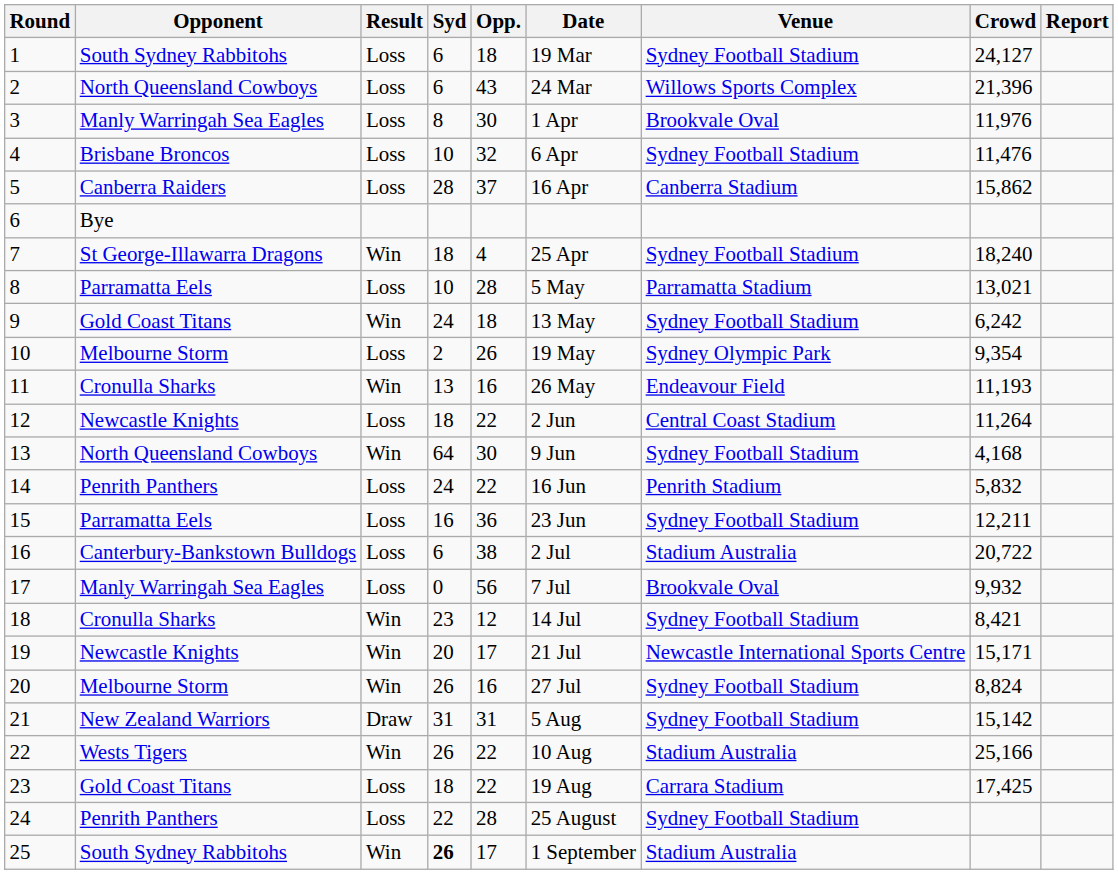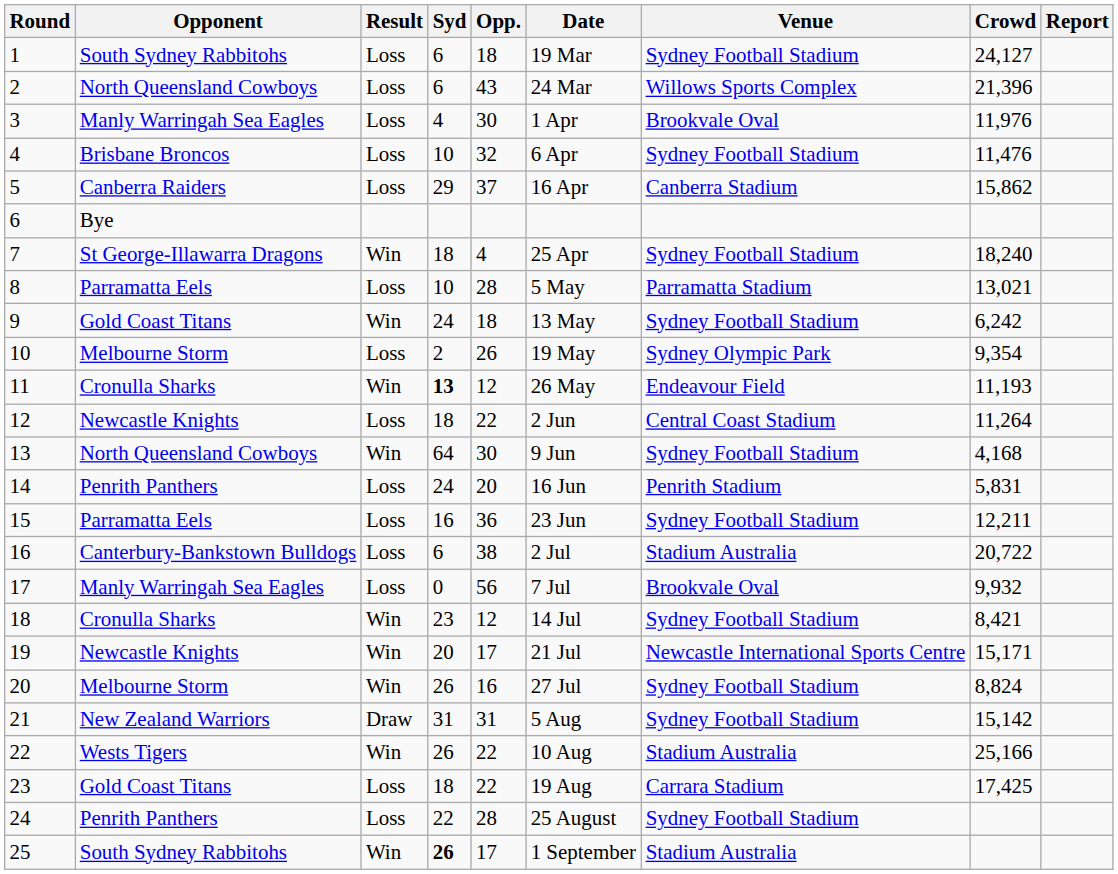(438, 120) 8 -> (438, 120) 4
(443, 187) 28 -> (443, 187) 29
(443, 386) normal -> (443, 386) bold
(487, 386) 16 -> (487, 386) 12
(487, 486) 22 -> (487, 486) 20
(998, 486) 5,832 -> (998, 486) 5,831
